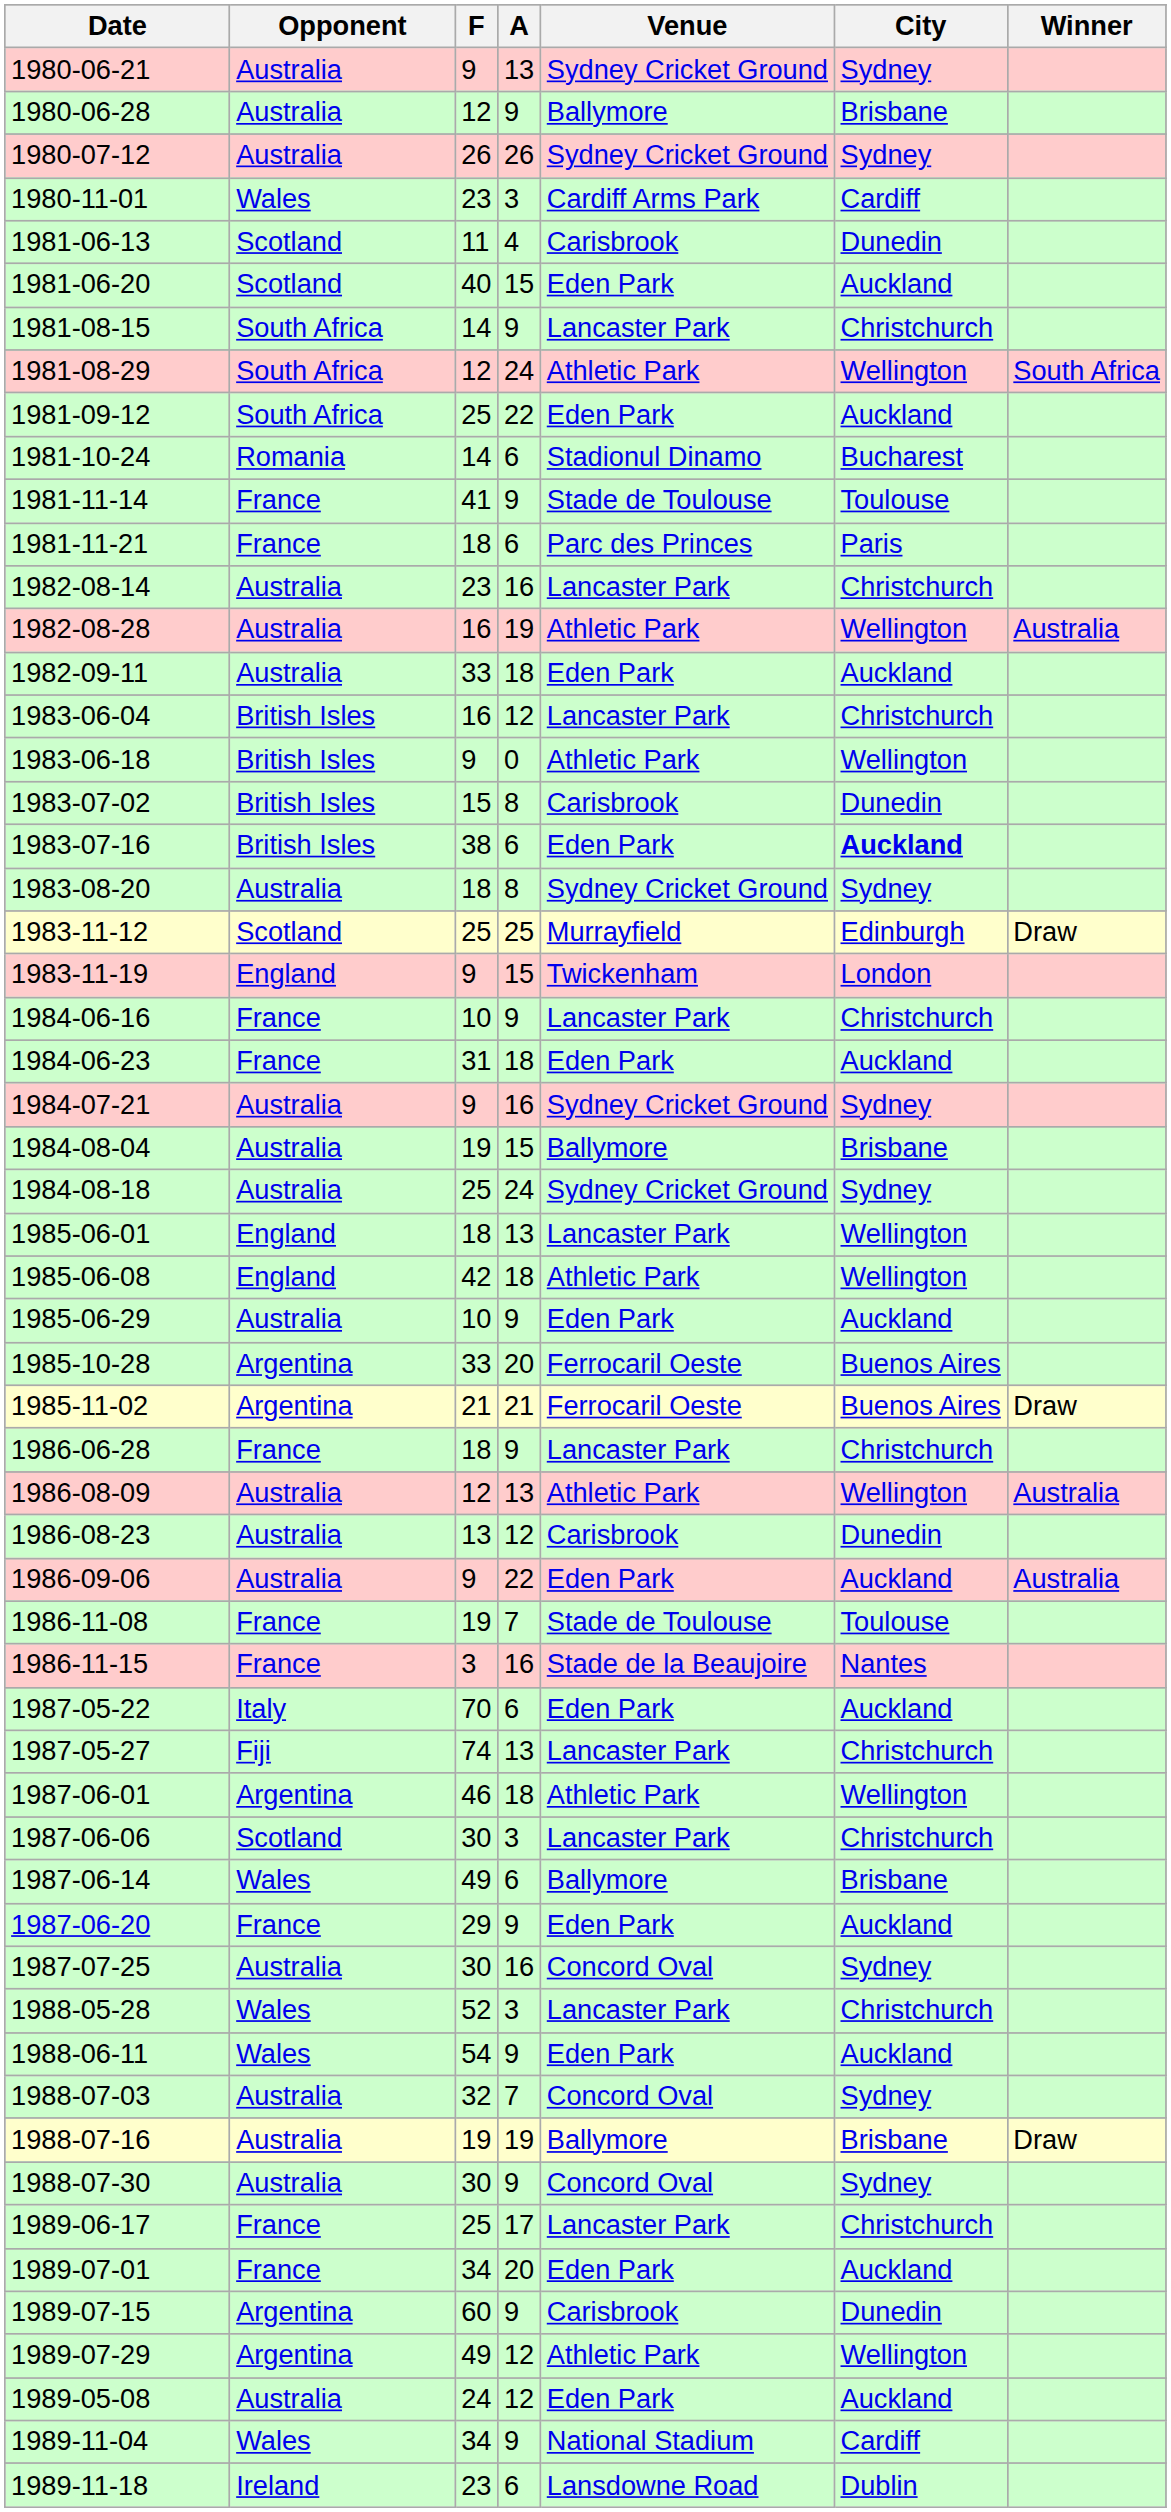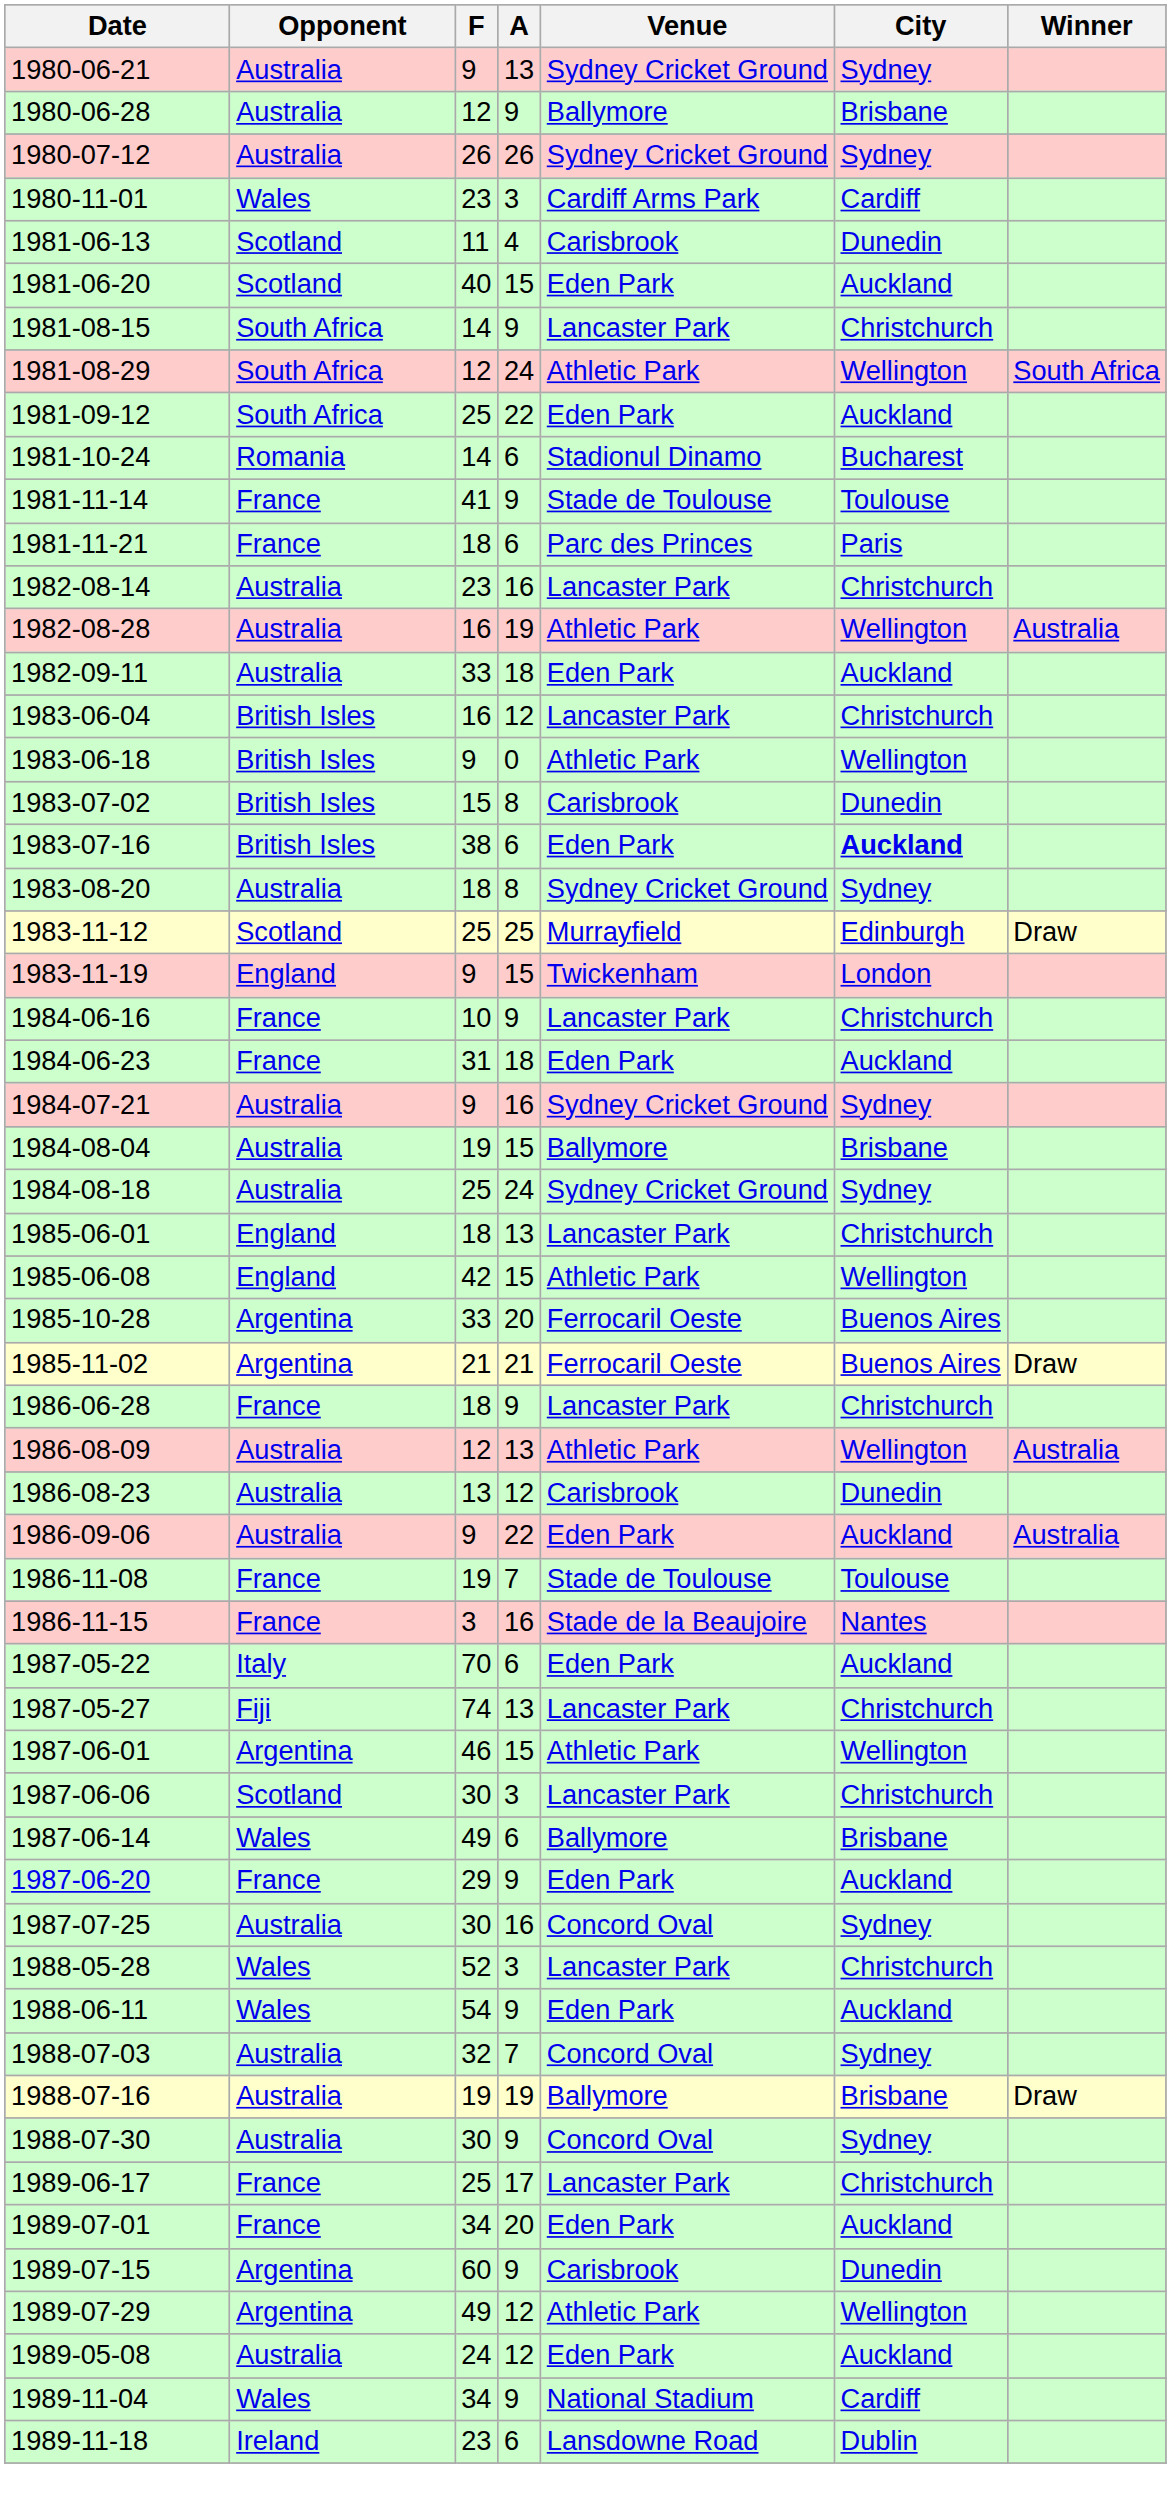(904, 1233) Wellington -> (917, 1233) Christchurch
(519, 1277) 18 -> (519, 1277) 15
- row: (81, 1320)
(519, 1794) 18 -> (519, 1751) 15
